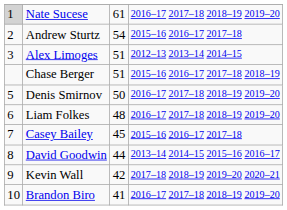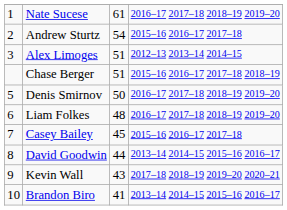(10, 14) lightgrey background -> (10, 14) no background
(119, 174) 42 -> (119, 174) 43
(205, 194) 2016–17 2017–18 2018–19 2019–20 -> (205, 194) 2013–14 2014–15 2015–16 2016–17
